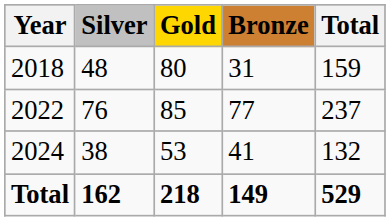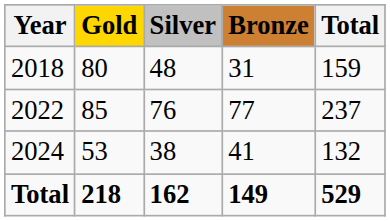columns swapped: (188, 25) <-> (114, 25)
